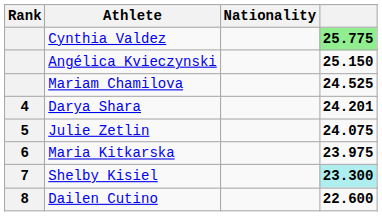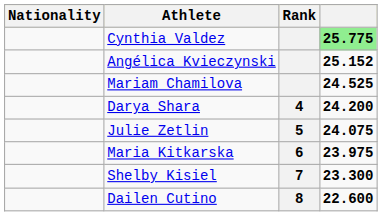columns swapped: (25, 16) <-> (270, 16)
(348, 62) 25.150 -> (348, 62) 25.152
(348, 108) 24.201 -> (348, 108) 24.200
(348, 176) paleturquoise background -> (348, 176) no background
